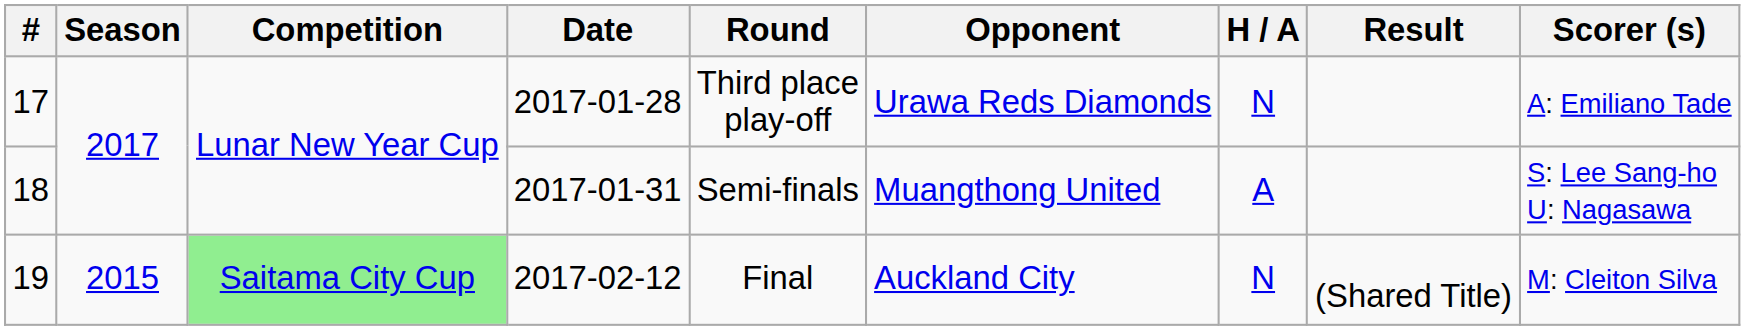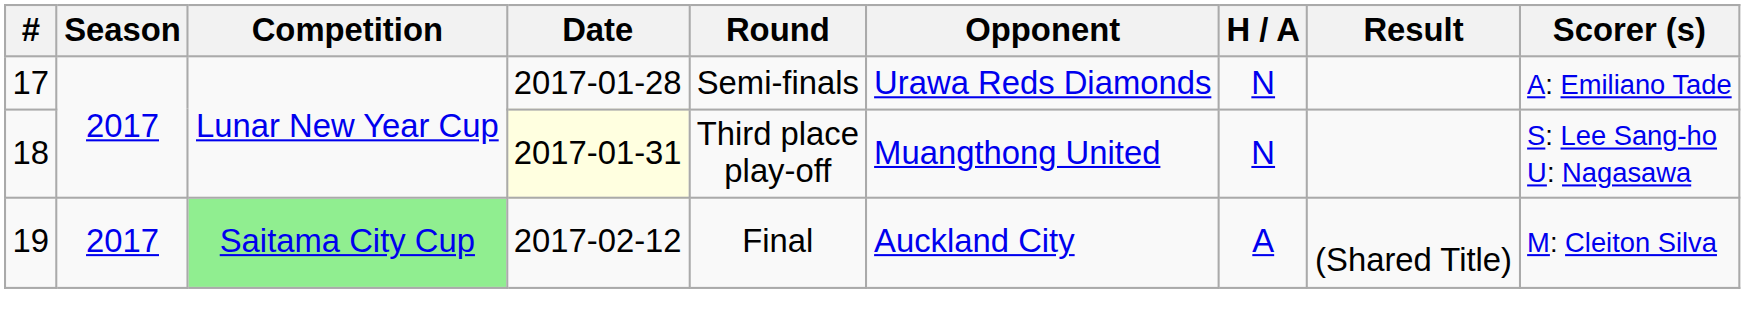(778, 100) Third place play-off -> (778, 82) Semi-finals
(598, 189) no background -> (598, 152) lightyellow background
(778, 189) Semi-finals -> (778, 152) Third place play-off
(1263, 189) A -> (1263, 152) N
(123, 278) 2015 -> (123, 241) 2017
(1263, 278) N -> (1263, 241) A
